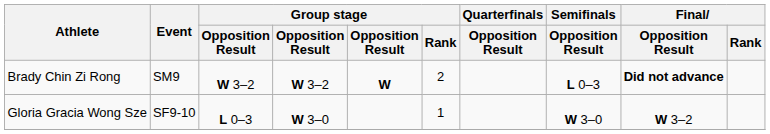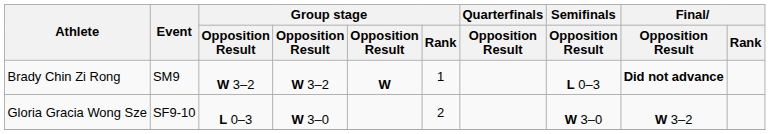(441, 78) 2 -> (441, 78) 1
(441, 113) 1 -> (441, 113) 2
